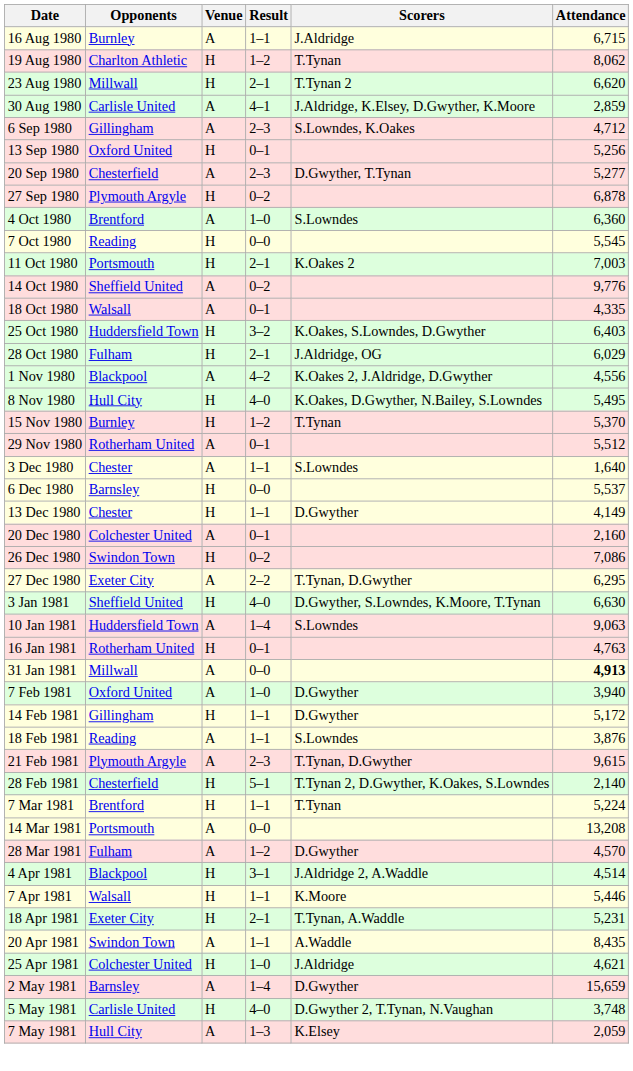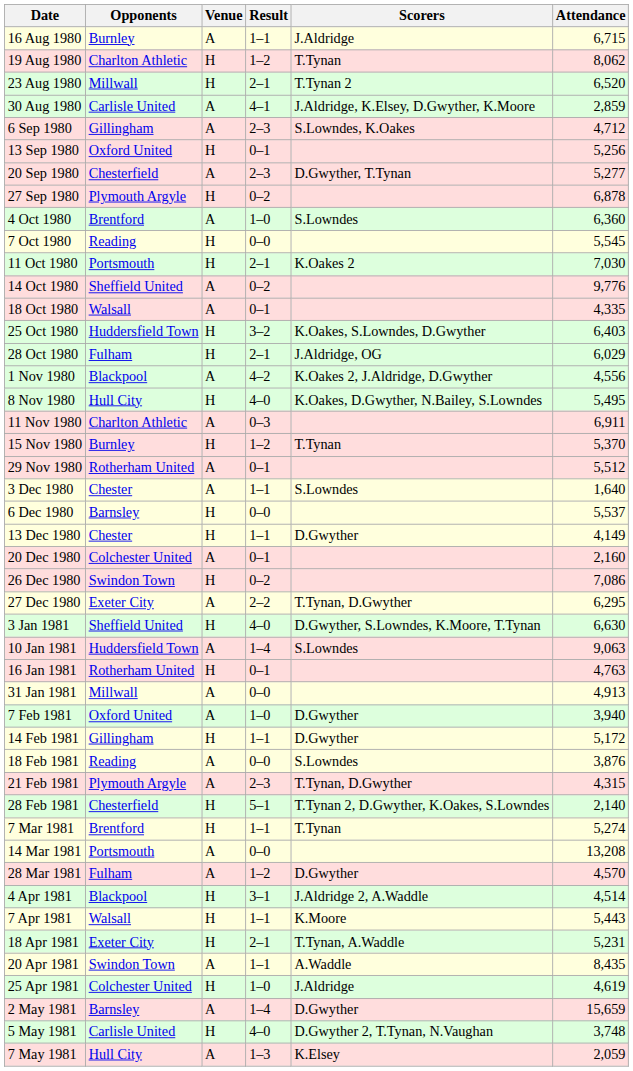(609, 83) 6,620 -> (609, 83) 6,520
(609, 264) 7,003 -> (609, 264) 7,030
+ row: (45, 422)
(609, 670) bold -> (609, 693) normal
(260, 738) 1–1 -> (260, 761) 0–0
(609, 761) 9,615 -> (609, 783) 4,315
(609, 806) 5,224 -> (609, 828) 5,274
(609, 896) 5,446 -> (609, 919) 5,443
(609, 964) 4,621 -> (609, 986) 4,619
